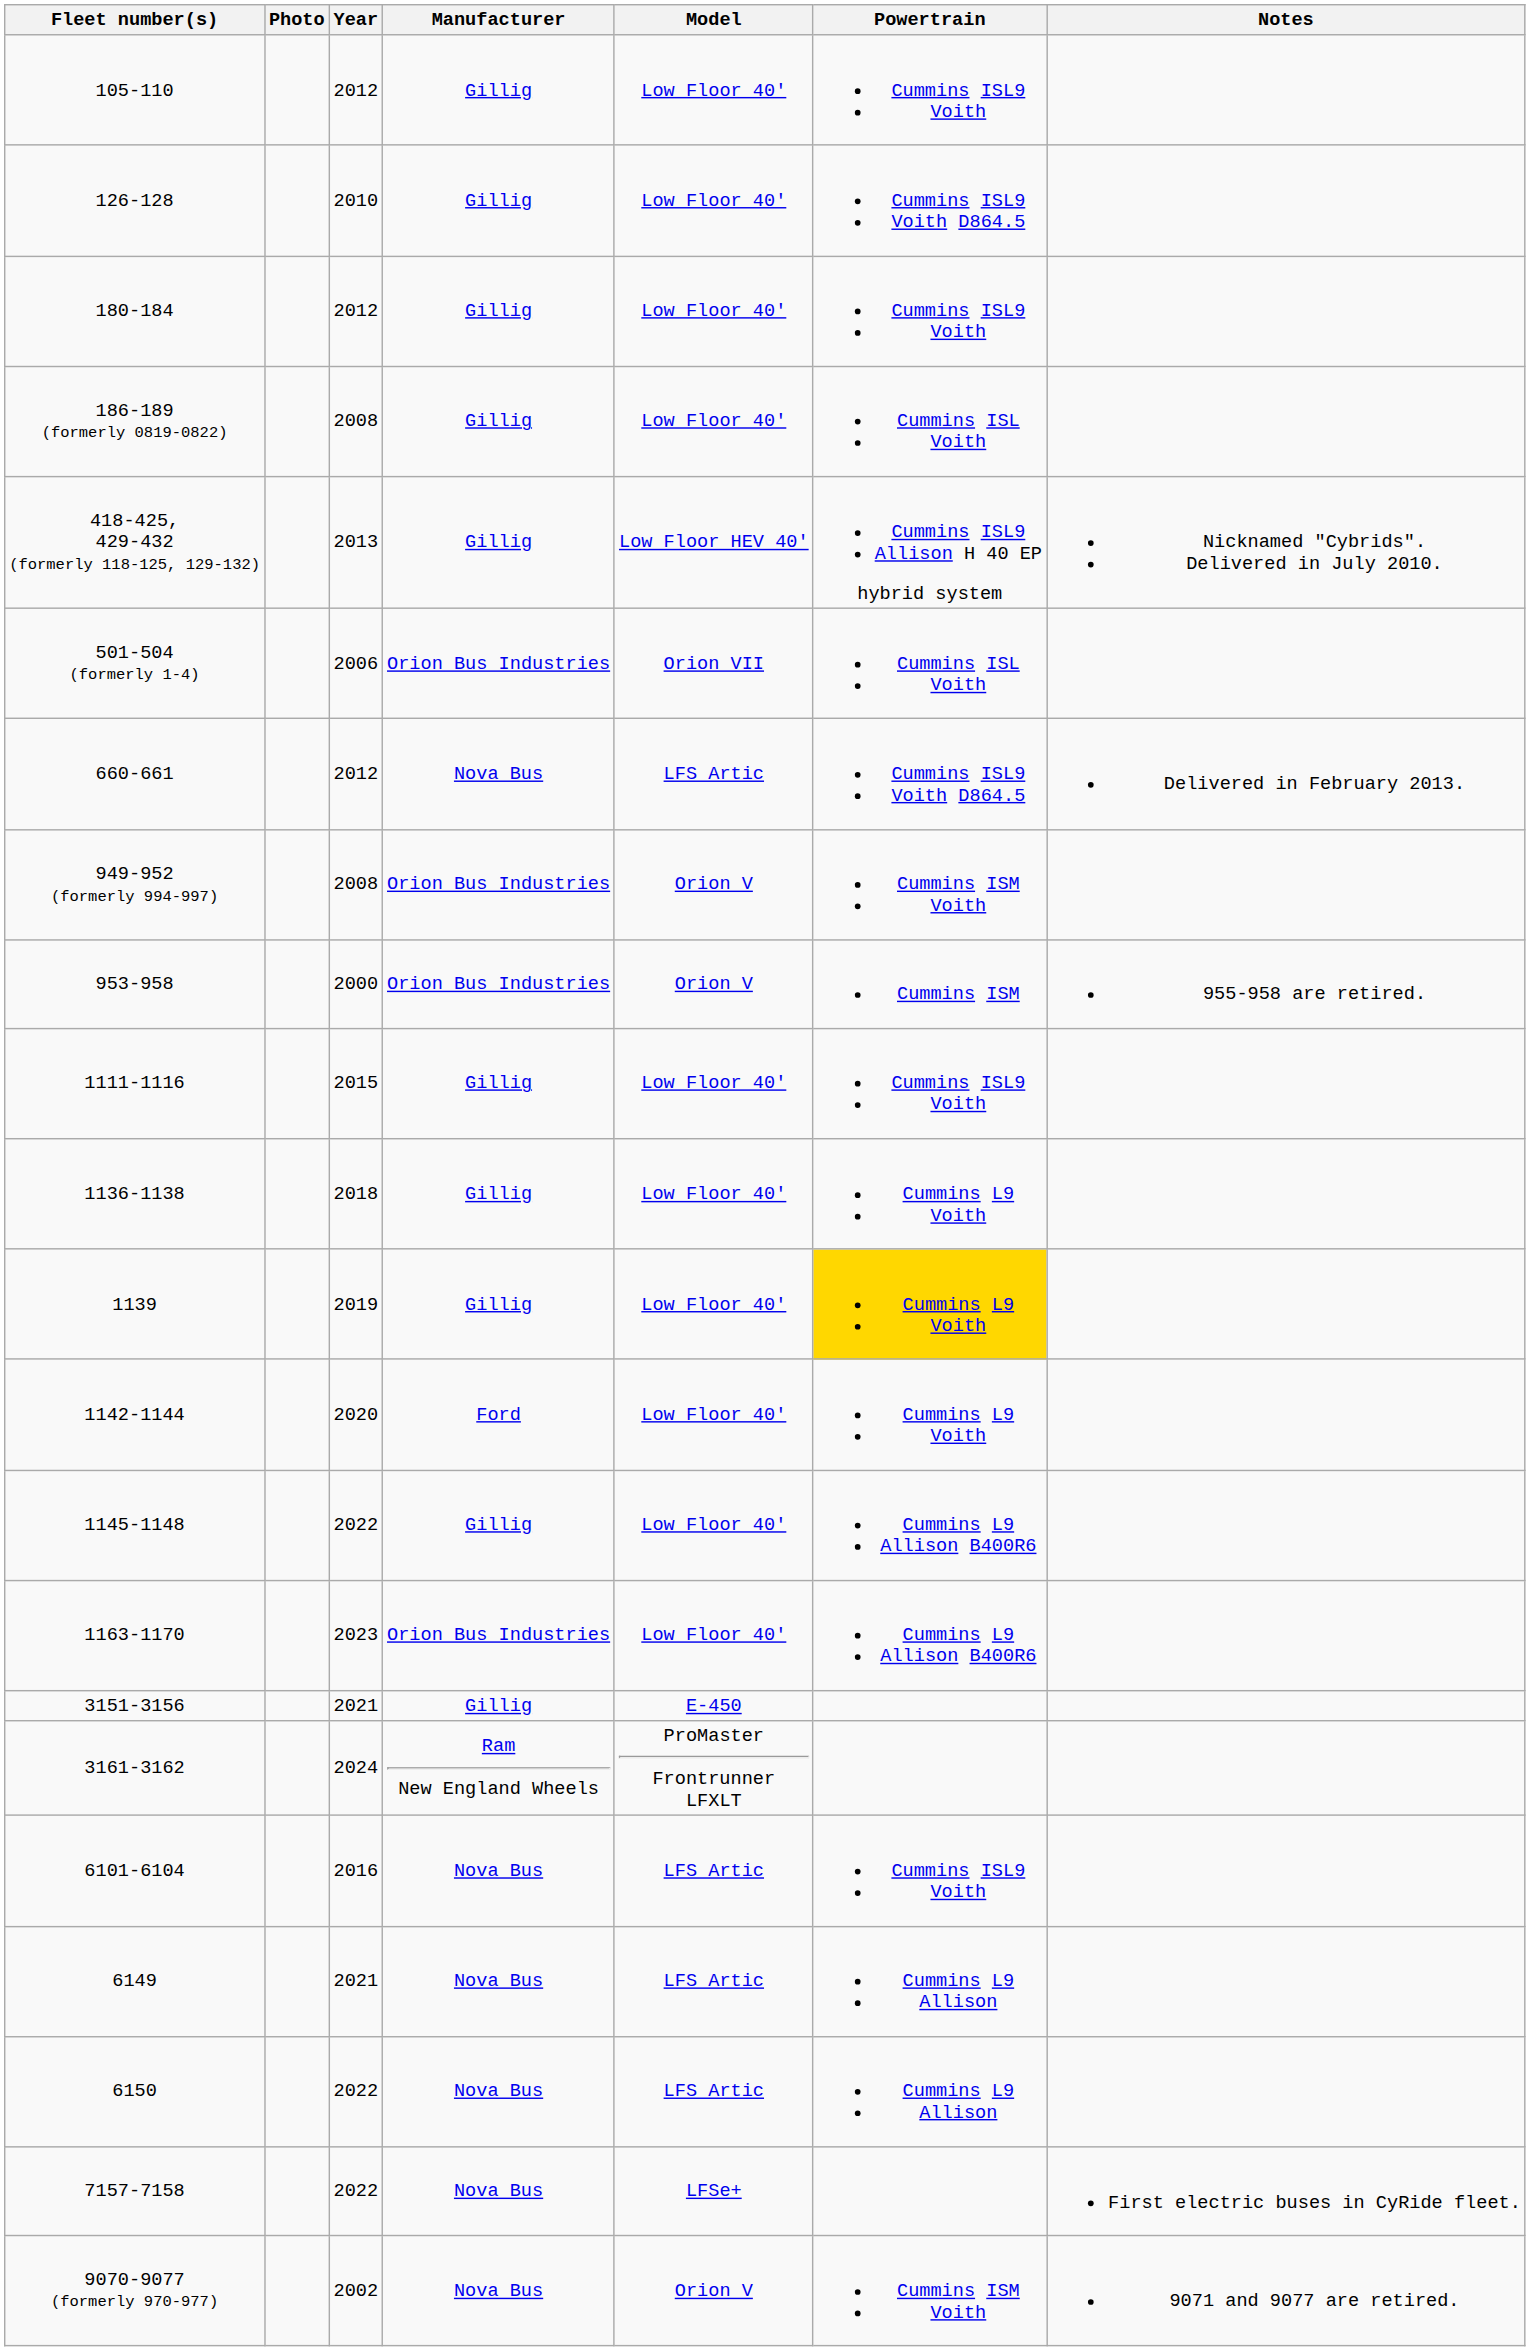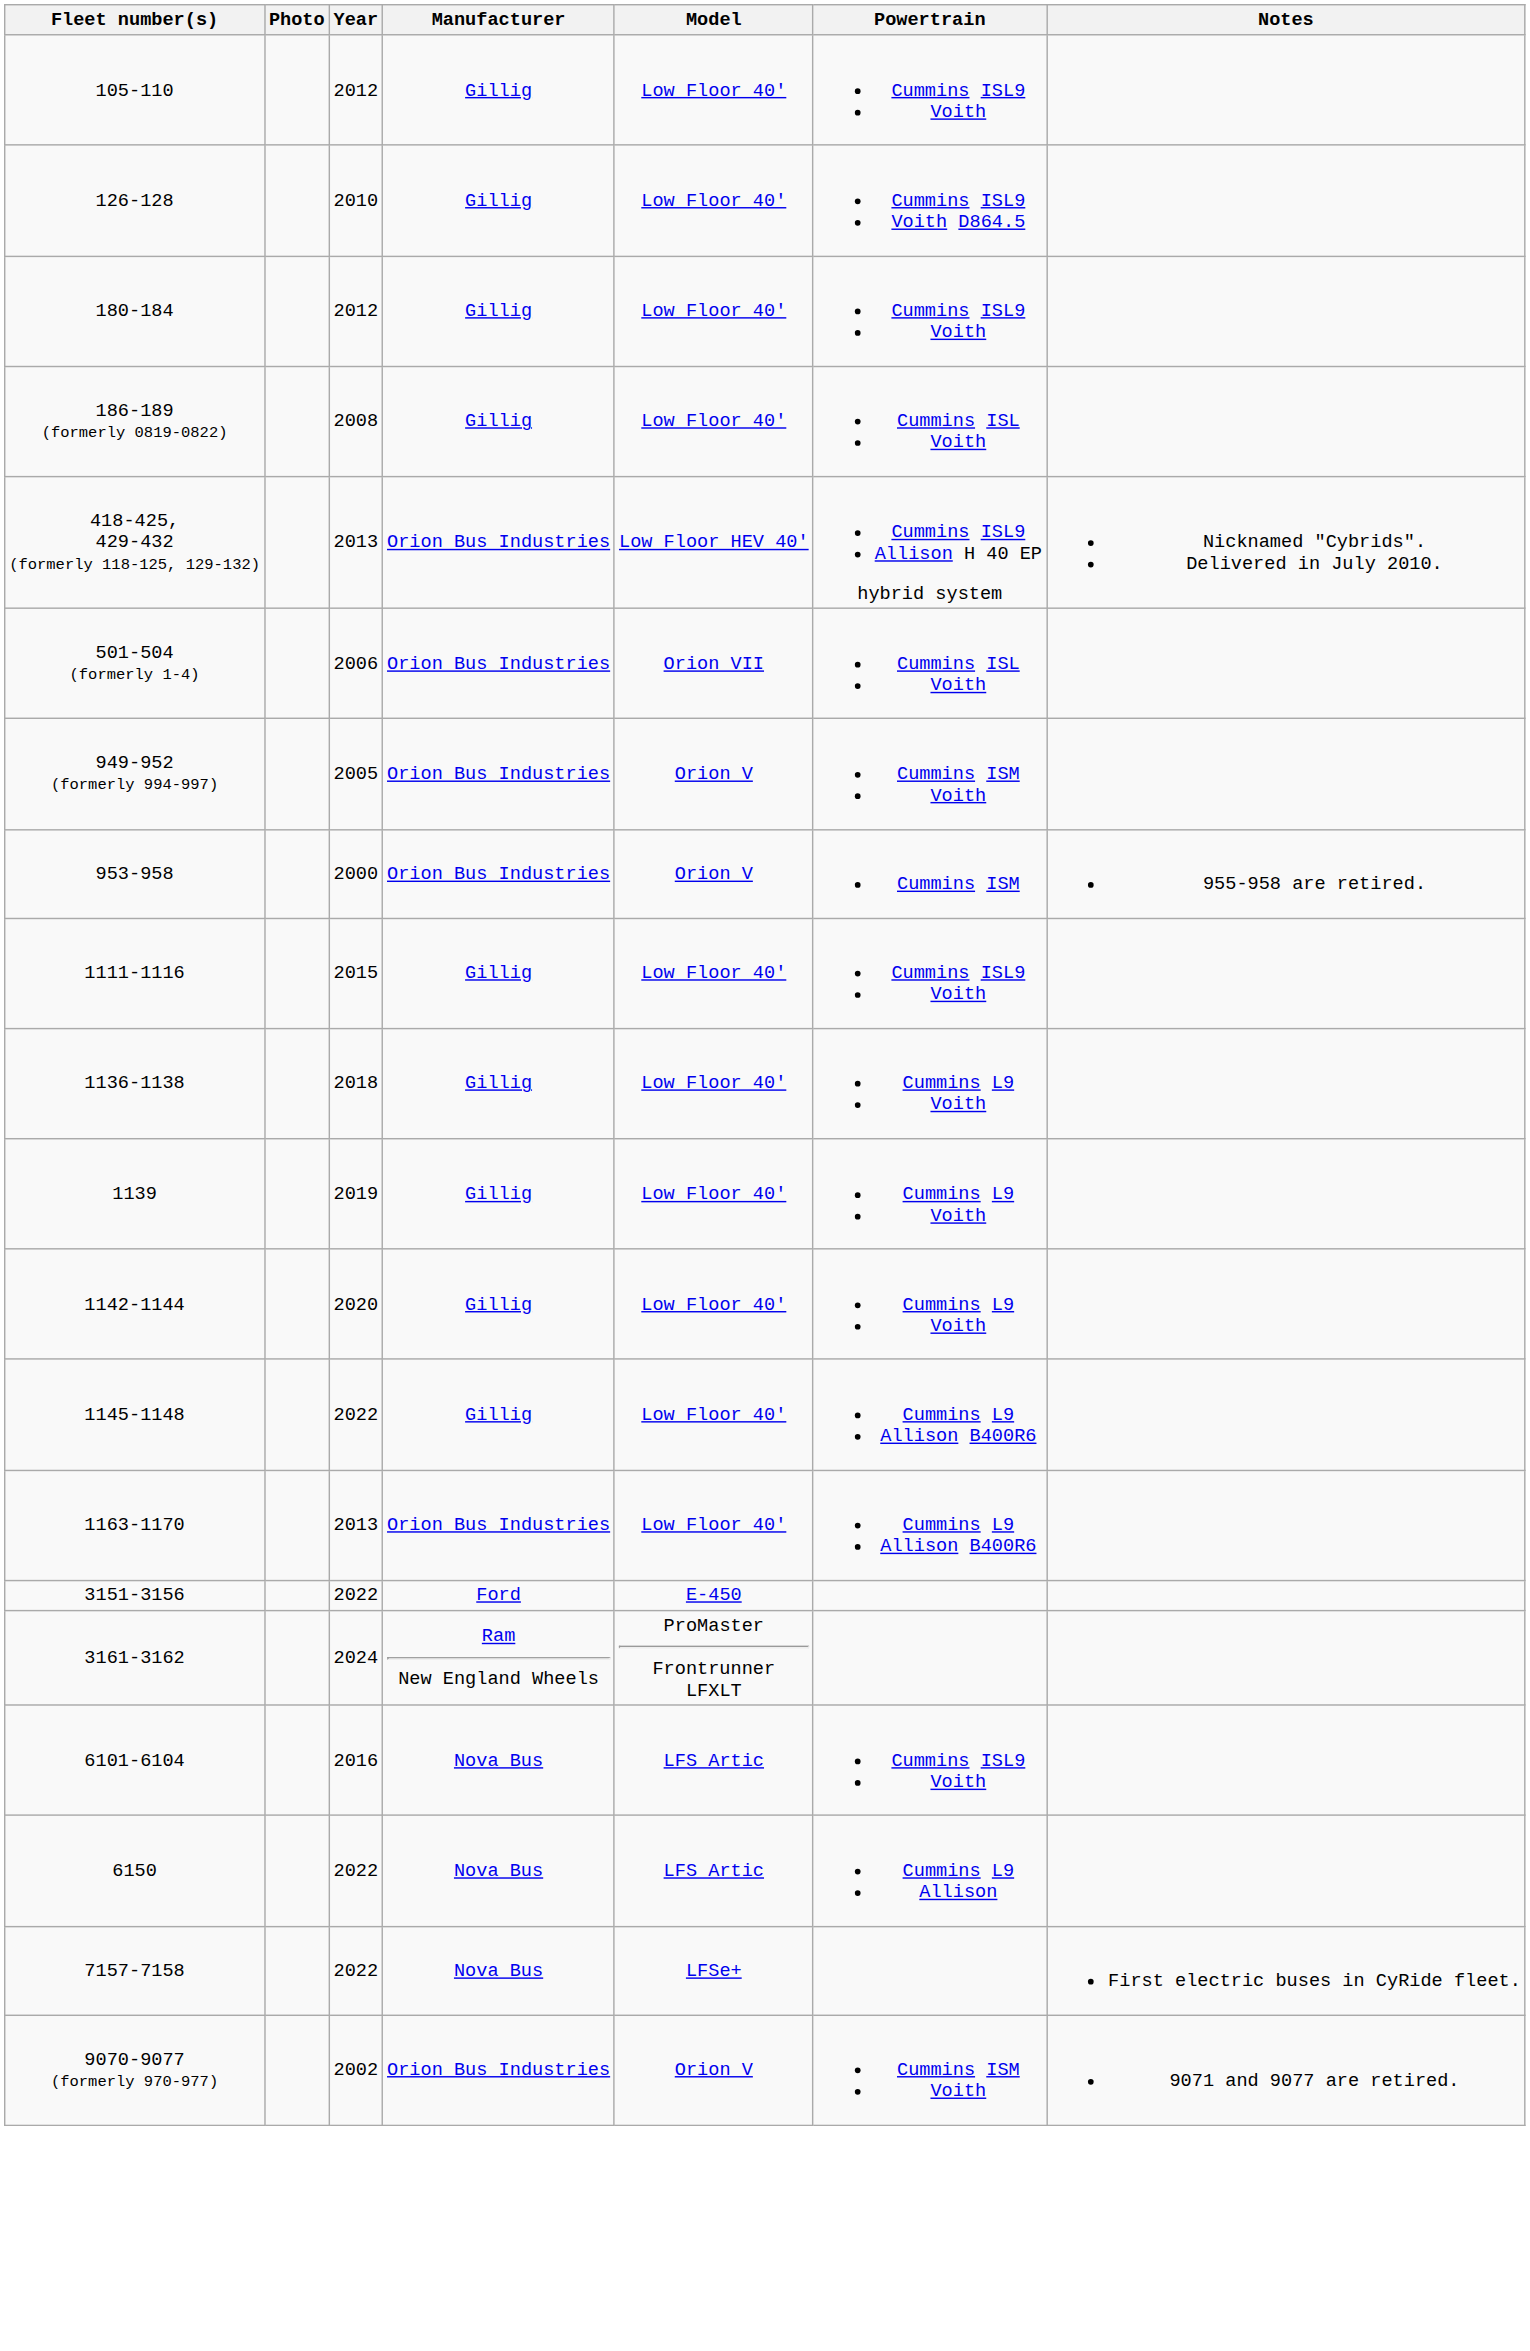(499, 542) Gillig -> (499, 542) Orion Bus Industries
- row: (135, 774)
(356, 884) 2008 -> (356, 774) 2005
(930, 1315) gold background -> (930, 1205) no background
(499, 1415) Ford -> (499, 1304) Gillig
(356, 1635) 2023 -> (356, 1525) 2013
(356, 1706) 2021 -> (356, 1595) 2022
(499, 1706) Gillig -> (499, 1595) Ford
- row: (135, 1981)
(499, 2291) Nova Bus -> (499, 2070) Orion Bus Industries
